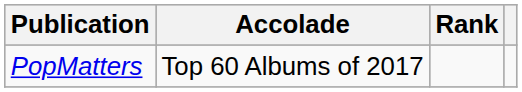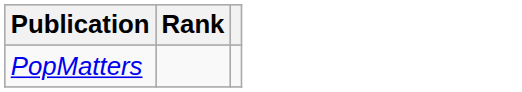- column: (292, 24)
